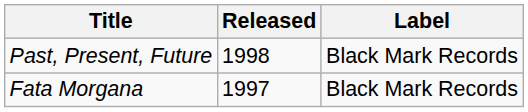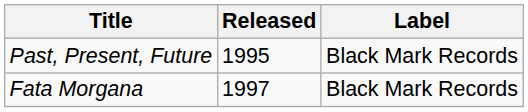(246, 55) 1998 -> (246, 55) 1995
